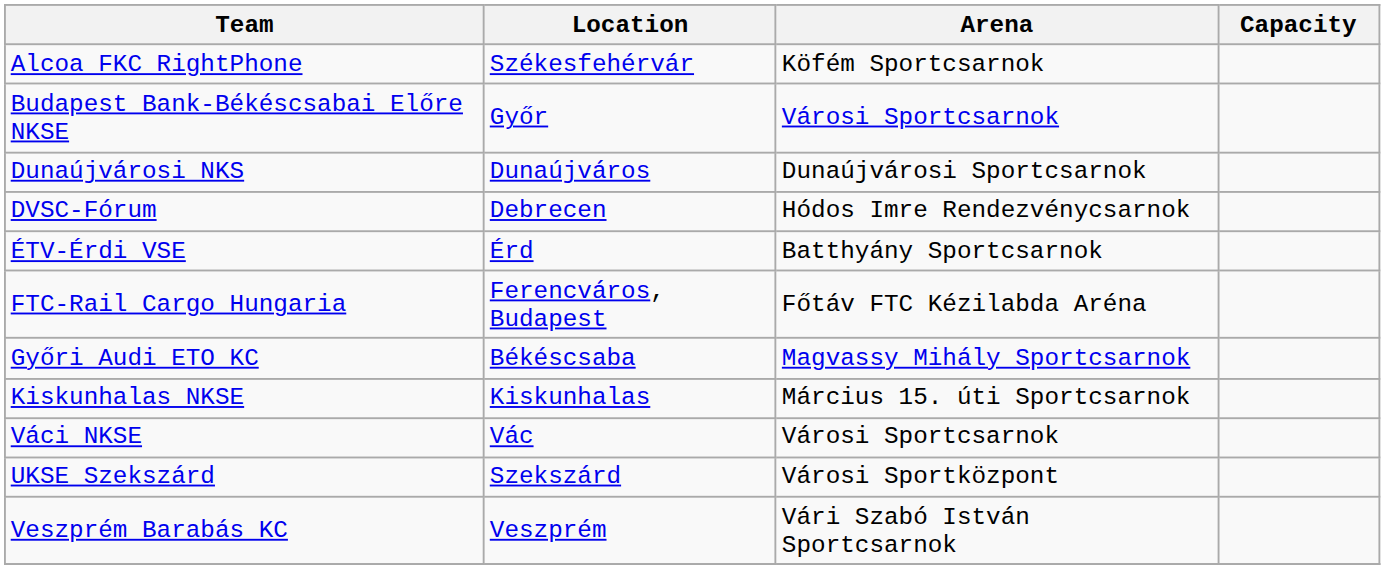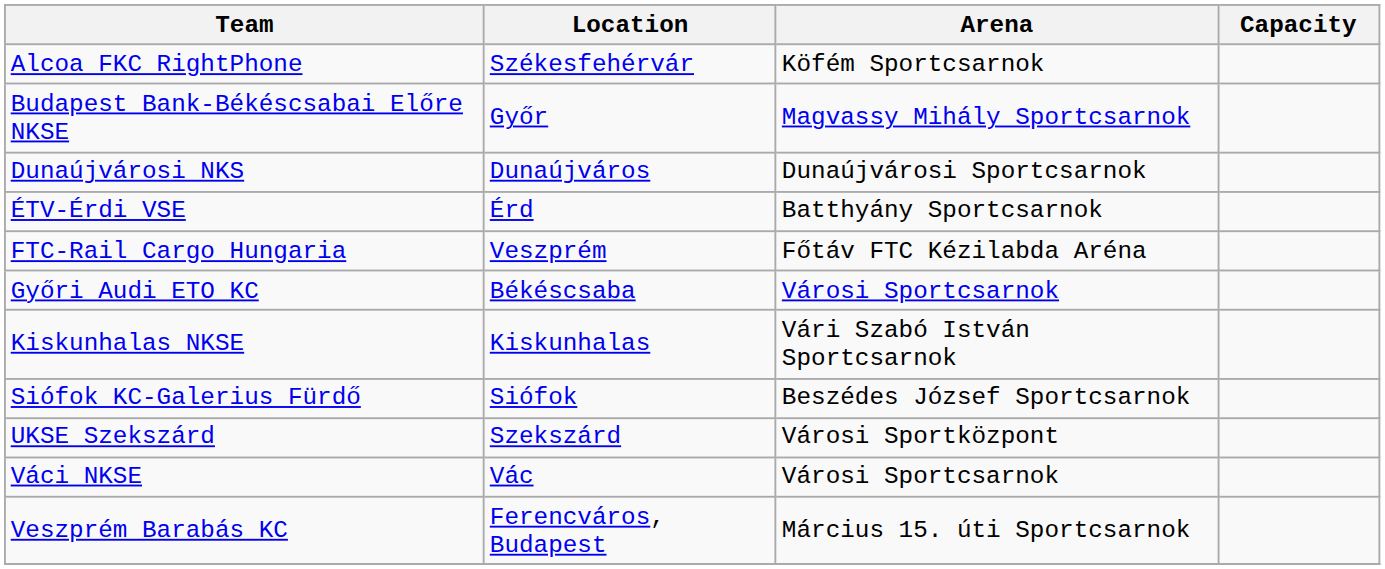(920, 118) Városi Sportcsarnok -> (986, 118) Magvassy Mihály Sportcsarnok
- row: (84, 211)
(577, 305) Ferencváros, Budapest -> (548, 251) Veszprém
(986, 358) Magvassy Mihály Sportcsarnok -> (920, 291) Városi Sportcsarnok
(986, 398) Március 15. úti Sportcsarnok -> (906, 344) Vári Szabó István Sportcsarnok
+ row: (186, 398)
rows swapped: (113, 477) <-> (76, 437)
(548, 531) Veszprém -> (577, 531) Ferencváros, Budapest
(906, 531) Vári Szabó István Sportcsarnok -> (986, 531) Március 15. úti Sportcsarnok
